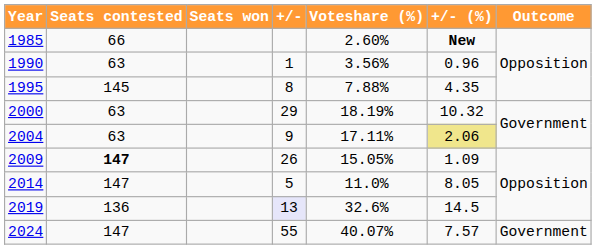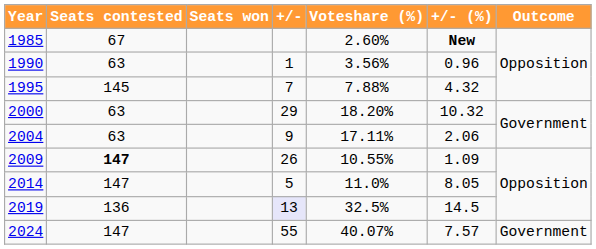(116, 40) 66 -> (116, 40) 67
(289, 88) 8 -> (289, 88) 7
(462, 88) 4.35 -> (462, 88) 4.32
(367, 112) 18.19% -> (367, 112) 18.20%
(462, 136) khaki background -> (462, 136) no background
(367, 160) 15.05% -> (367, 160) 10.55%
(367, 208) 32.6% -> (367, 208) 32.5%
